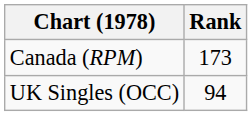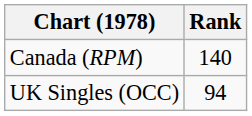(215, 57) 173 -> (215, 57) 140
